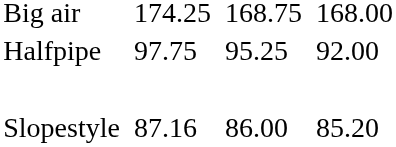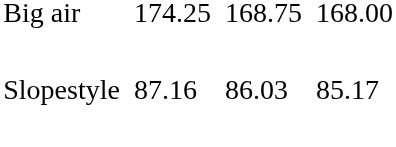- row: (52, 51)
(256, 128) 86.00 -> (256, 89) 86.03
(347, 128) 85.20 -> (347, 89) 85.17
